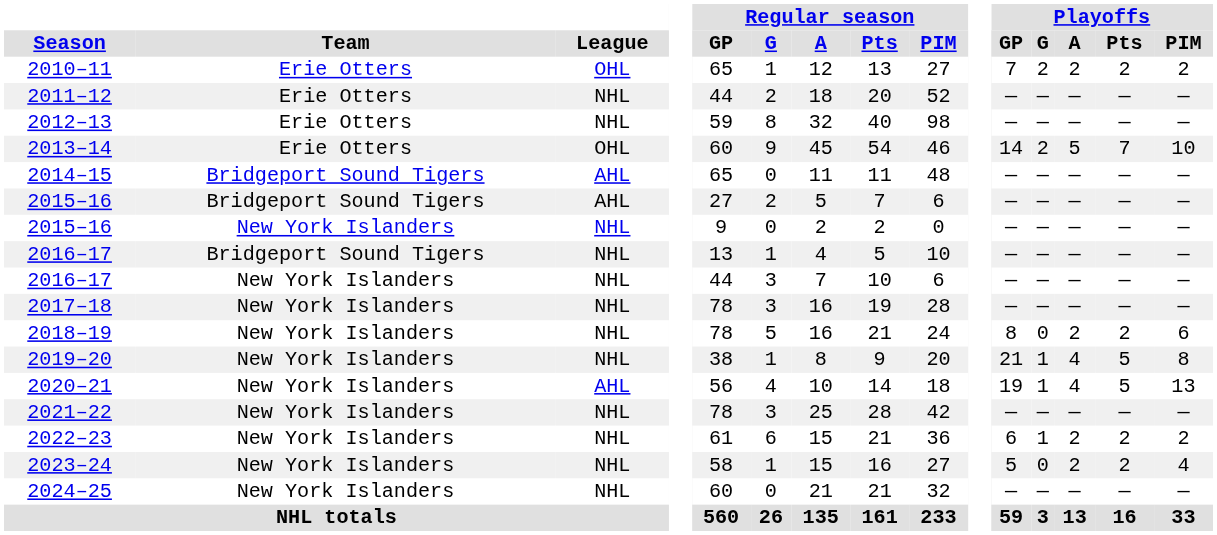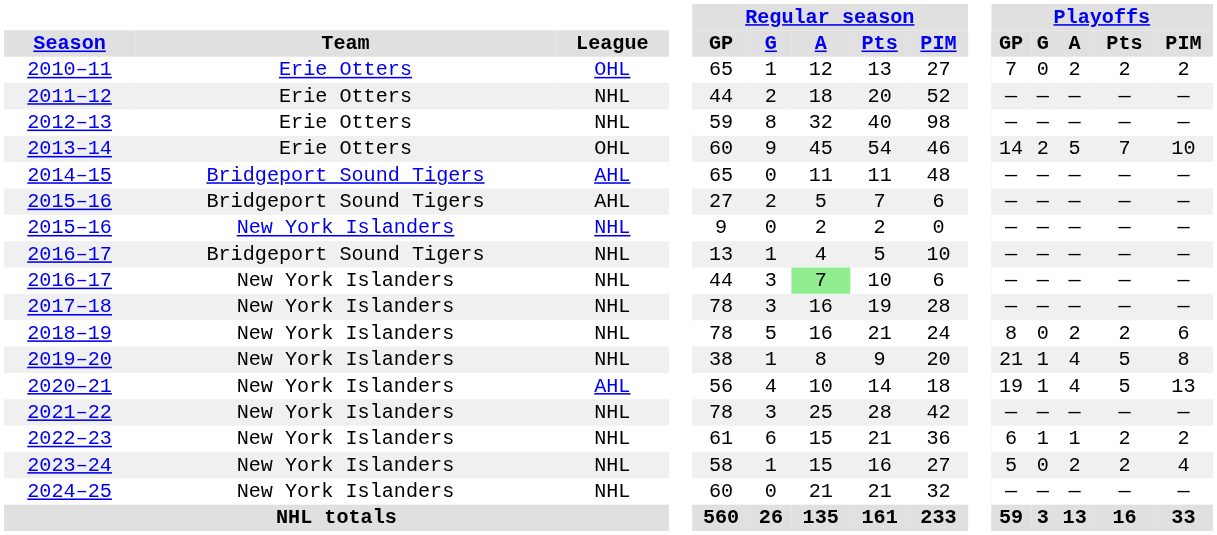(1043, 70) 2 -> (1043, 70) 0
(821, 281) no background -> (821, 281) lightgreen background
(1075, 439) 2 -> (1075, 439) 1
